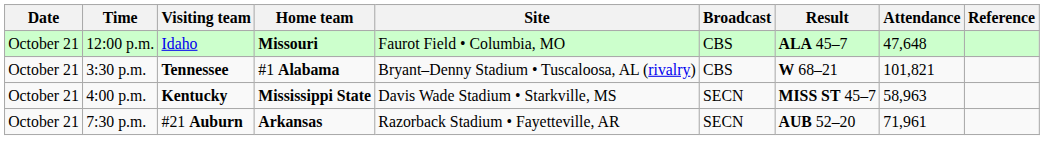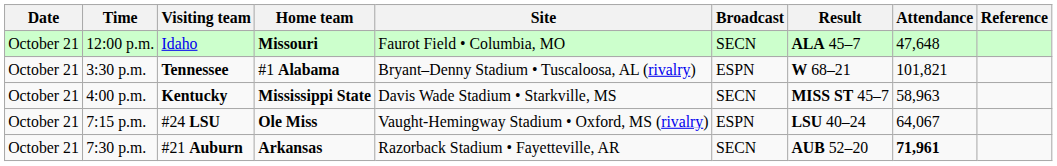(718, 43) CBS -> (736, 43) SECN
(718, 69) CBS -> (735, 69) ESPN
+ row: (116, 121)
(905, 121) normal -> (918, 148) bold
